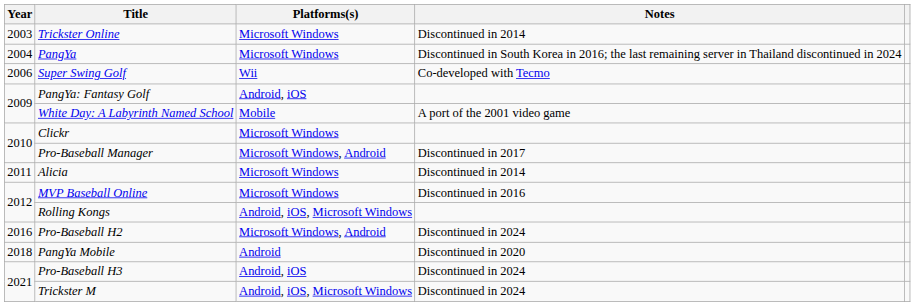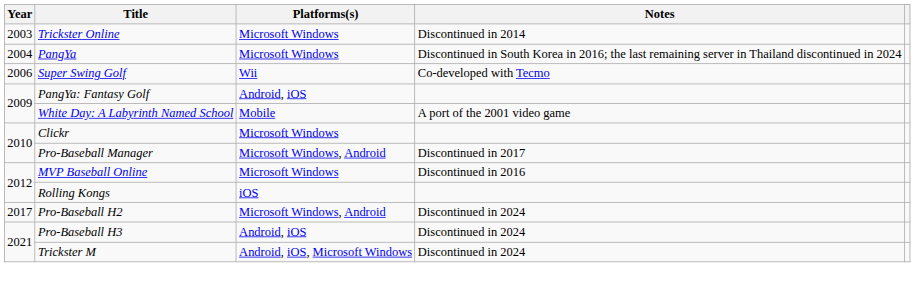- row: (53, 172)
(326, 212) Android, iOS, Microsoft Windows -> (249, 192) iOS
(20, 232) 2016 -> (20, 212) 2017
- row: (76, 251)
